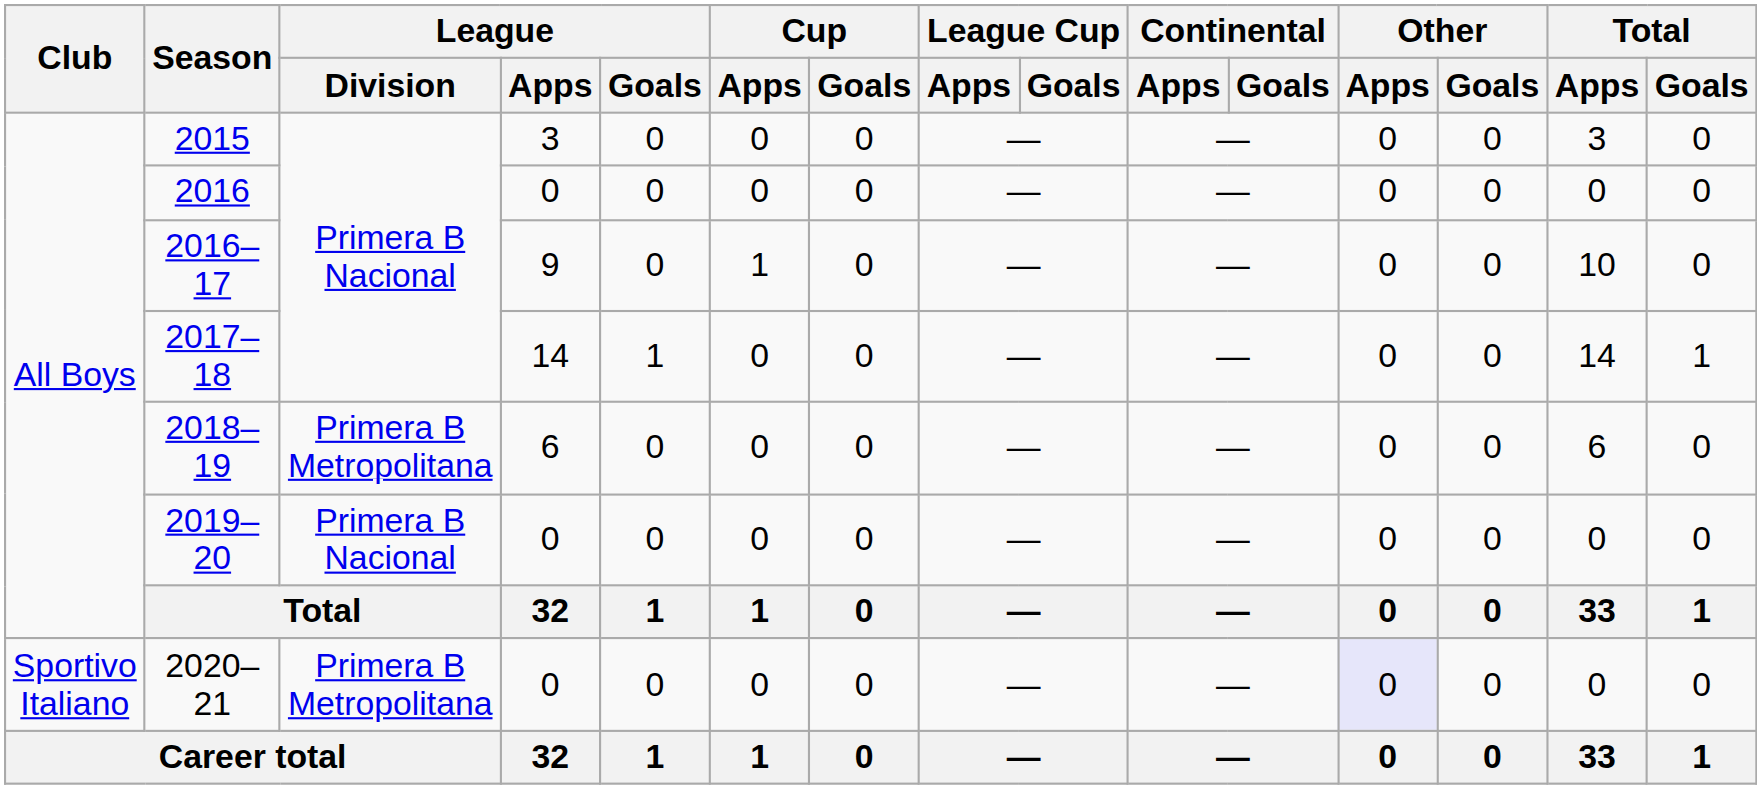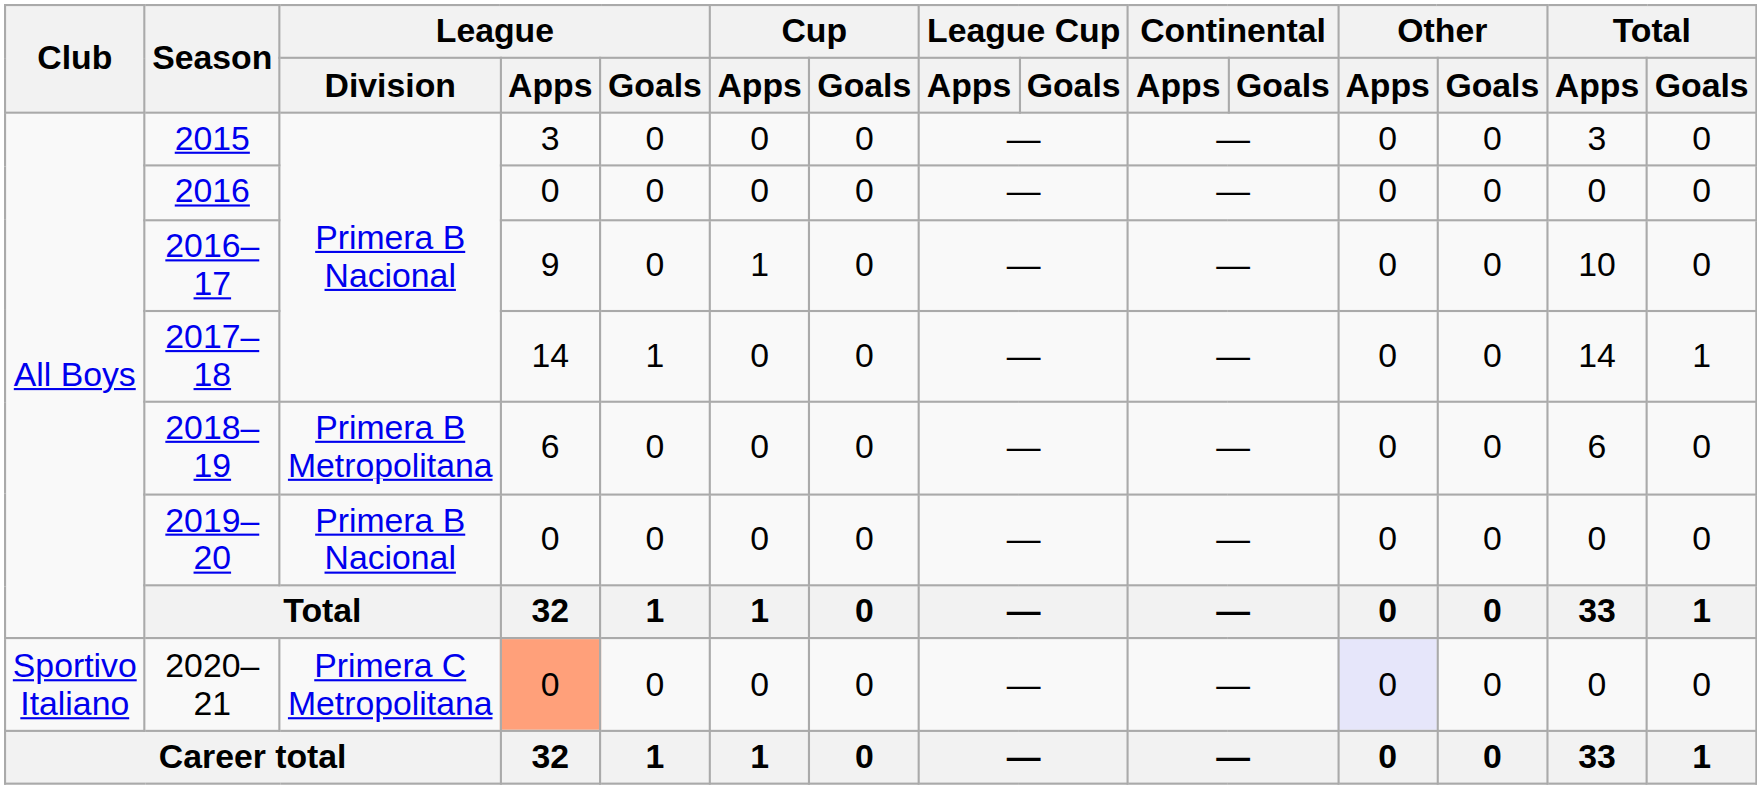(390, 684) Primera B Metropolitana -> (390, 684) Primera C Metropolitana
(550, 684) no background -> (550, 684) lightsalmon background
